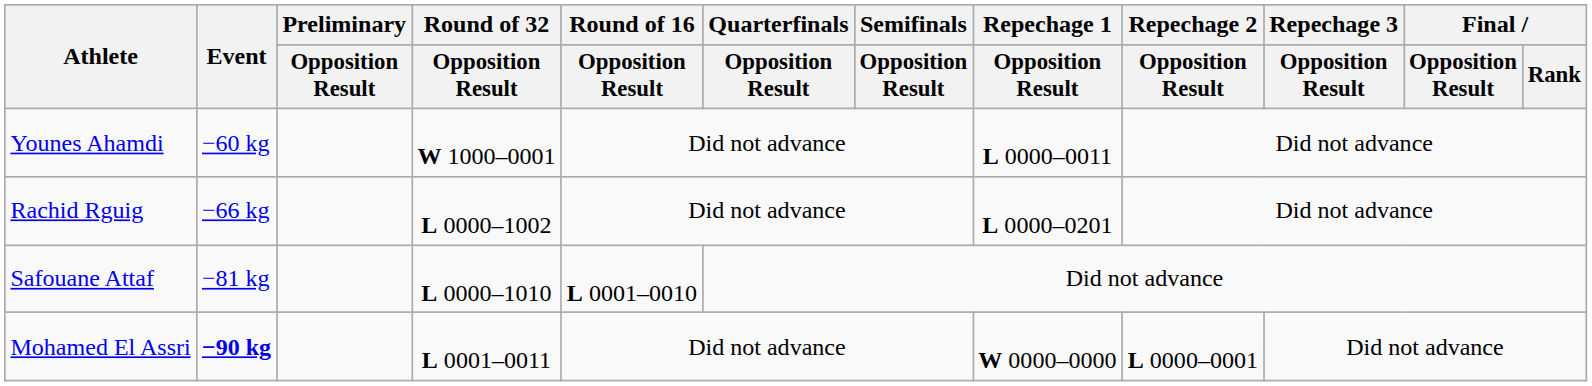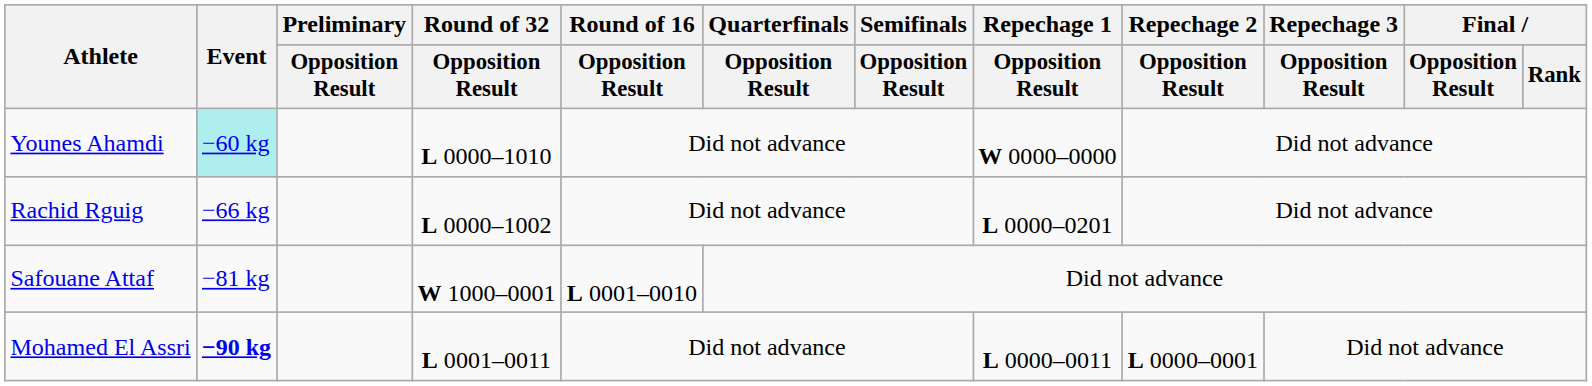(236, 142) no background -> (236, 142) paleturquoise background
(486, 157) W 1000–0001 -> (486, 157) L 0000–1010
(1047, 157) L 0000–0011 -> (1047, 157) W 0000–0000
(486, 293) L 0000–1010 -> (486, 293) W 1000–0001
(1047, 361) W 0000–0000 -> (1047, 361) L 0000–0011
